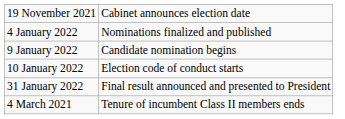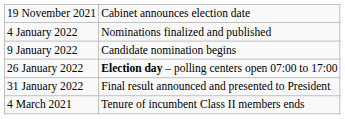- row: (45, 68)
+ row: (45, 68)
